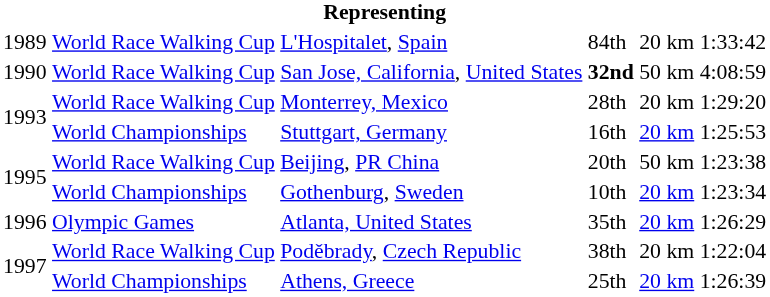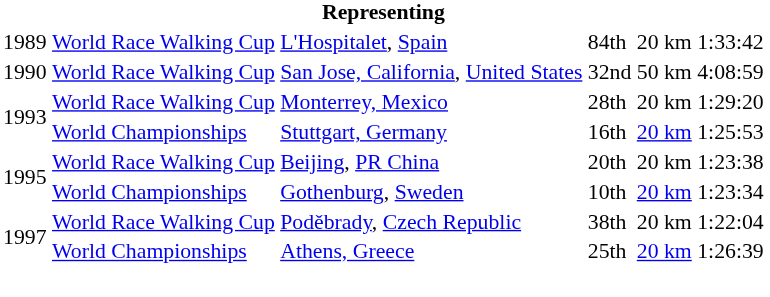(611, 71) bold -> (610, 71) normal
(667, 161) 50 km -> (664, 161) 20 km
- row: (376, 221)
